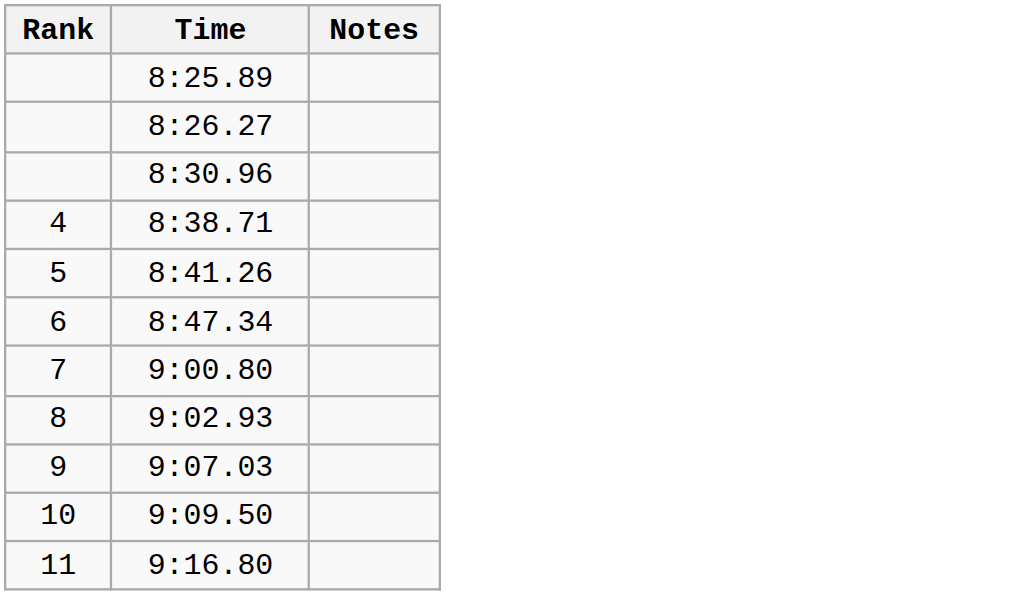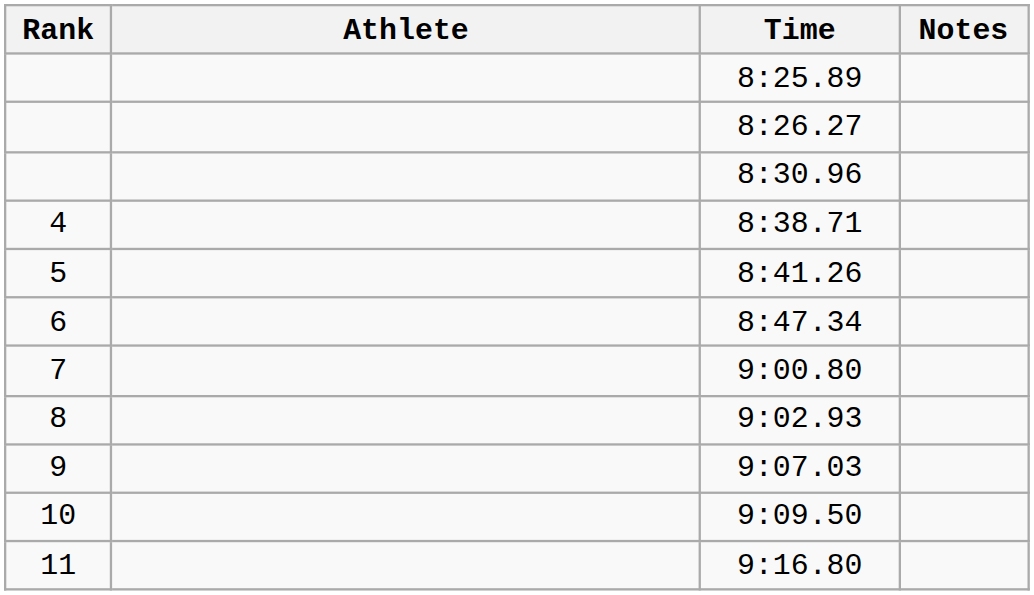+ column: (406, 30)
